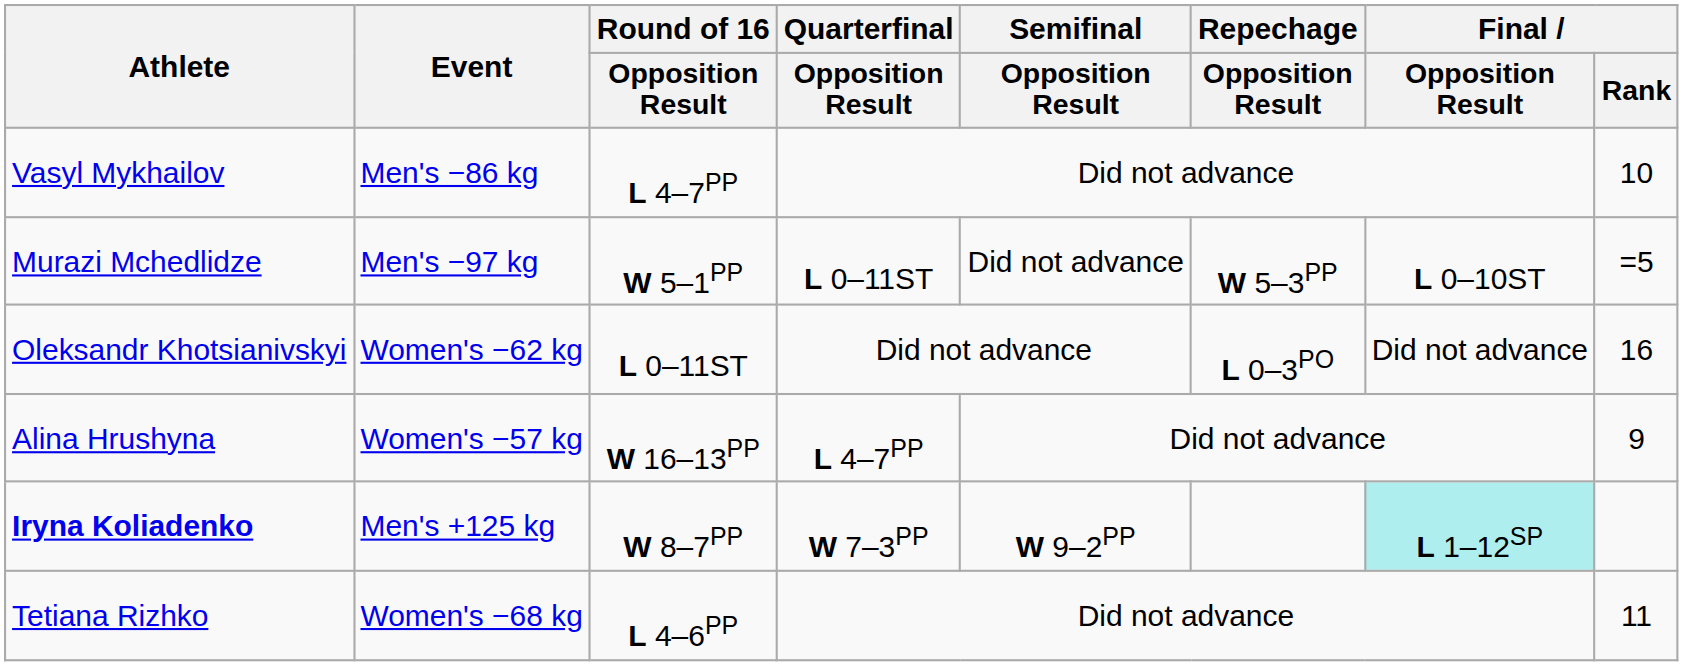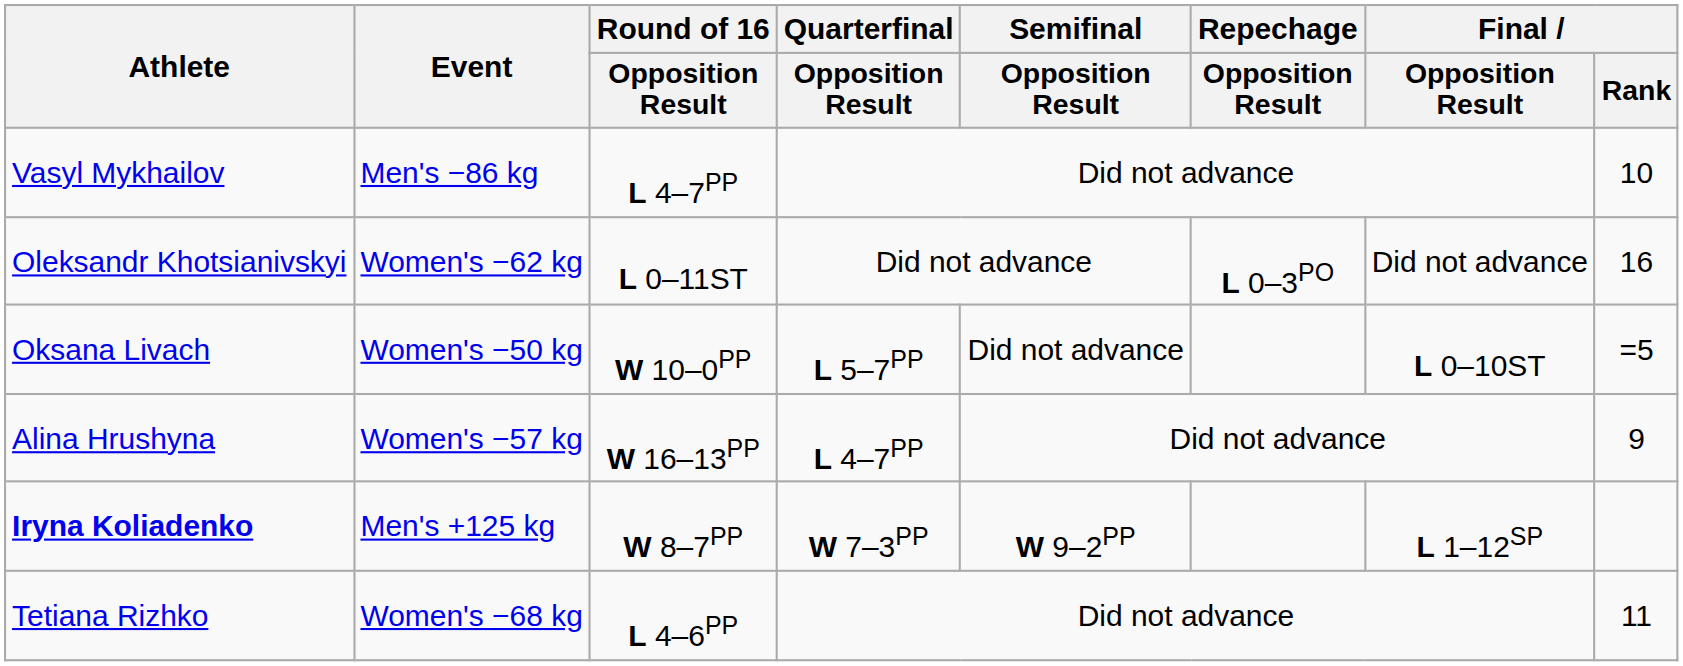- row: (137, 261)
+ row: (111, 350)
(1480, 543) paleturquoise background -> (1480, 543) no background
